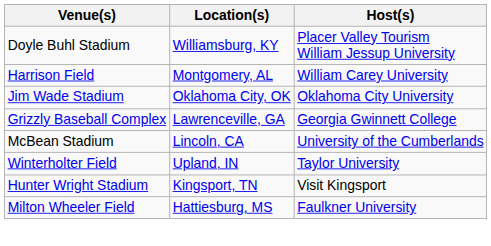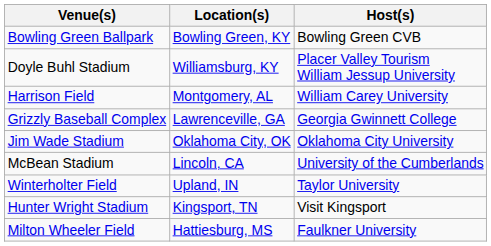+ row: (80, 37)
rows swapped: (87, 119) <-> (66, 97)
